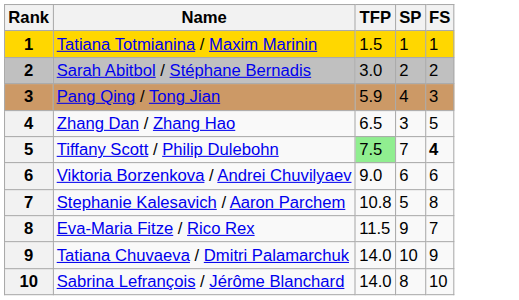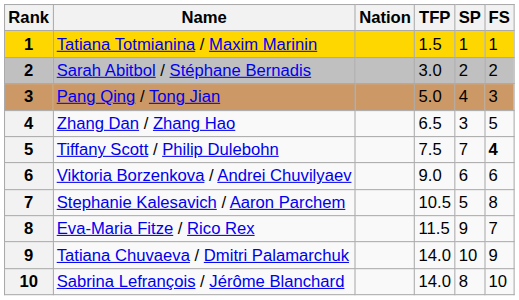+ column: (385, 17)
(371, 96) 5.9 -> (430, 96) 5.0
(371, 149) lightgreen background -> (430, 149) no background
(375, 202) 10.8 -> (435, 202) 10.5
